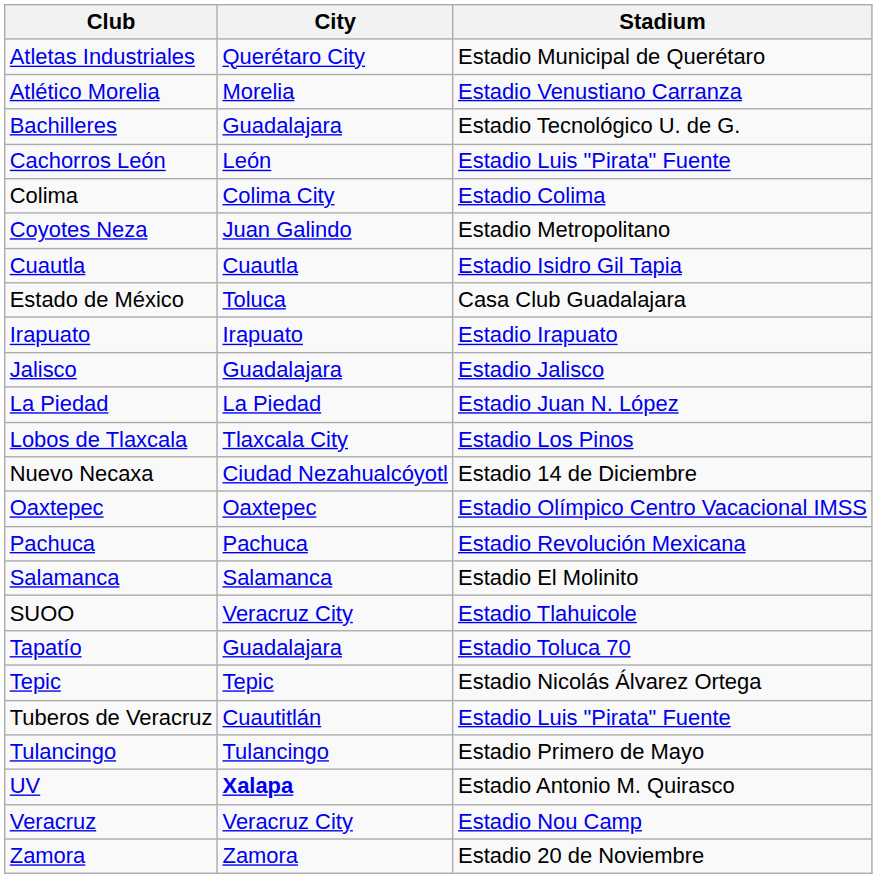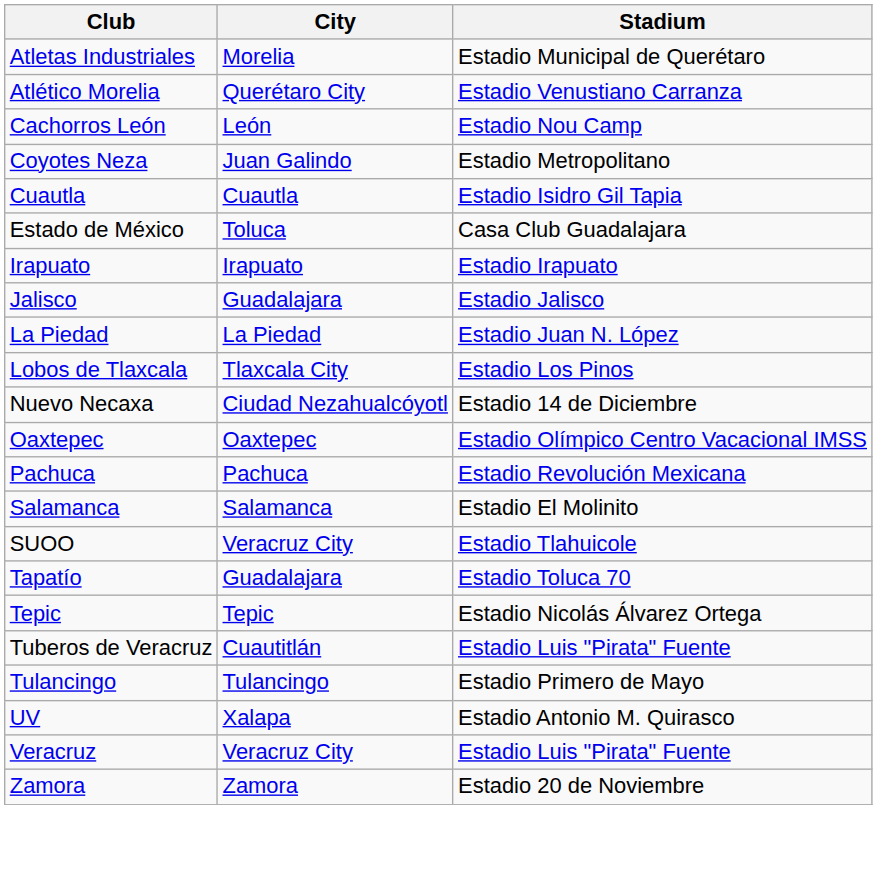(294, 56) Querétaro City -> (258, 56) Morelia
(258, 91) Morelia -> (294, 91) Querétaro City
- row: (63, 126)
(594, 160) Estadio Luis "Pirata" Fuente -> (550, 126) Estadio Nou Camp
- row: (44, 195)
(258, 786) bold -> (257, 717) normal
(550, 821) Estadio Nou Camp -> (594, 751) Estadio Luis "Pirata" Fuente
